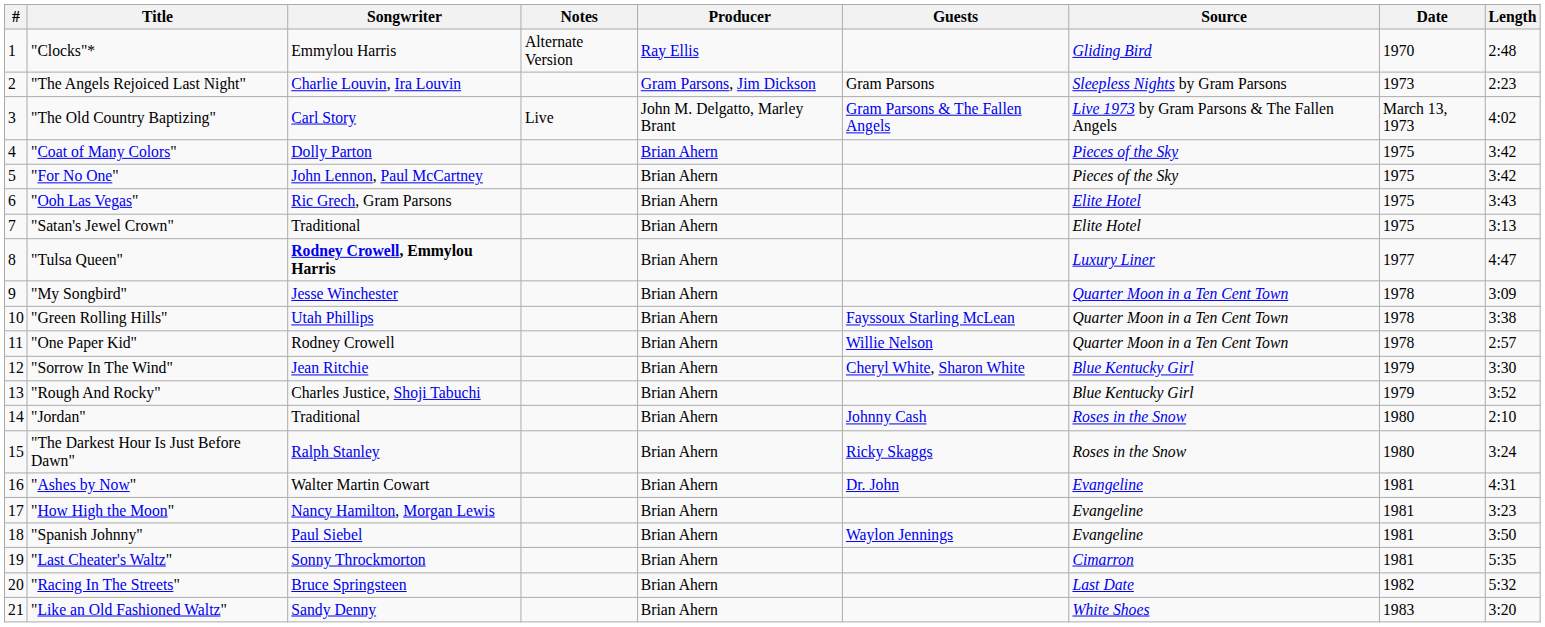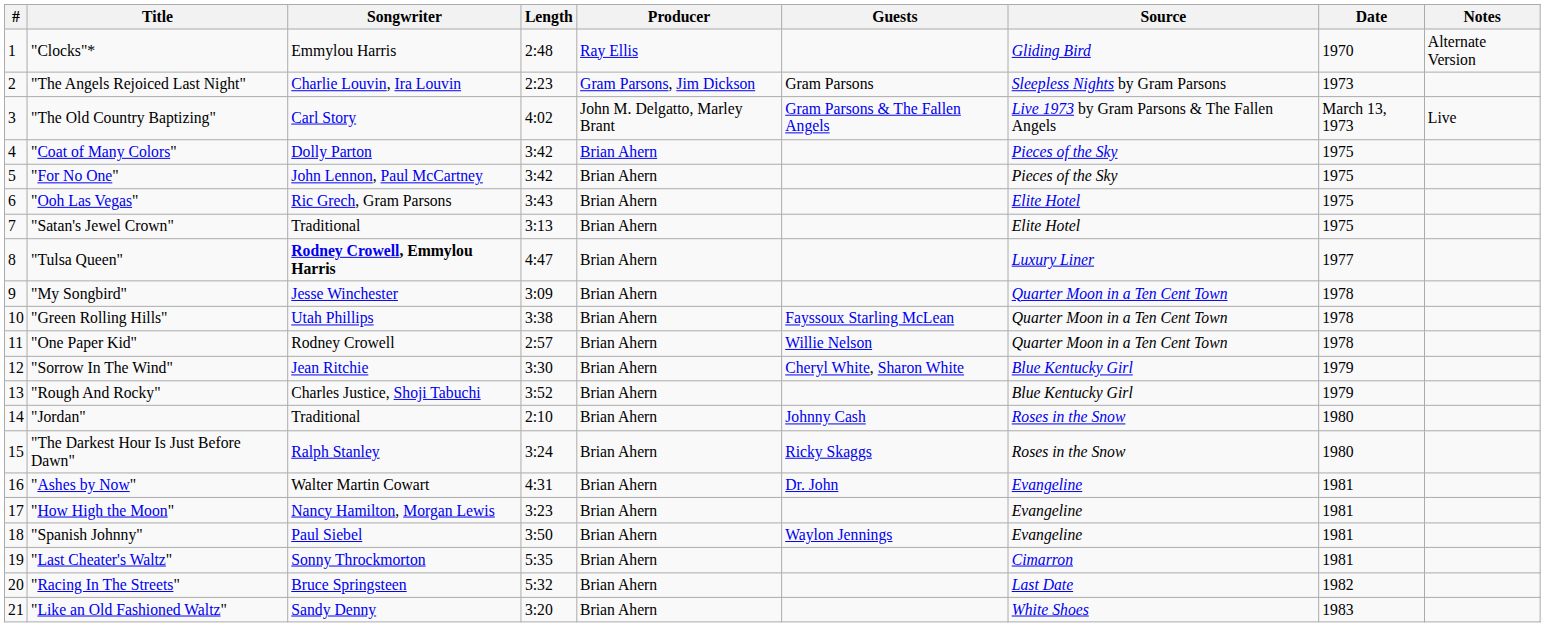columns swapped: (1513, 16) <-> (579, 16)
